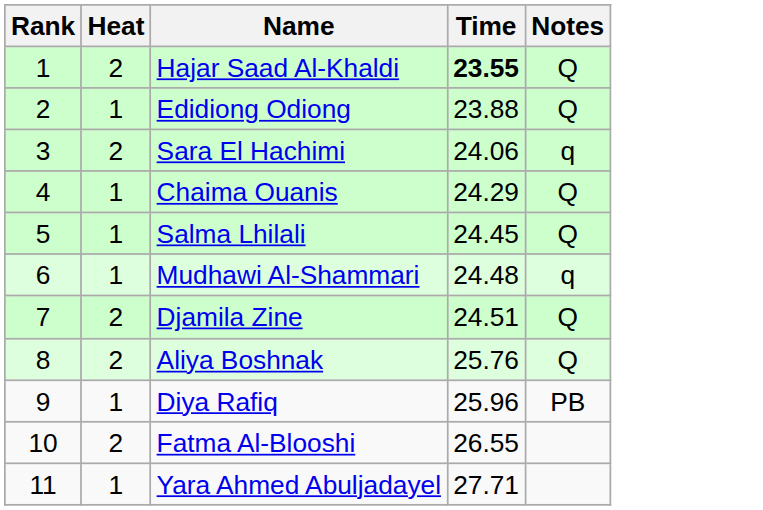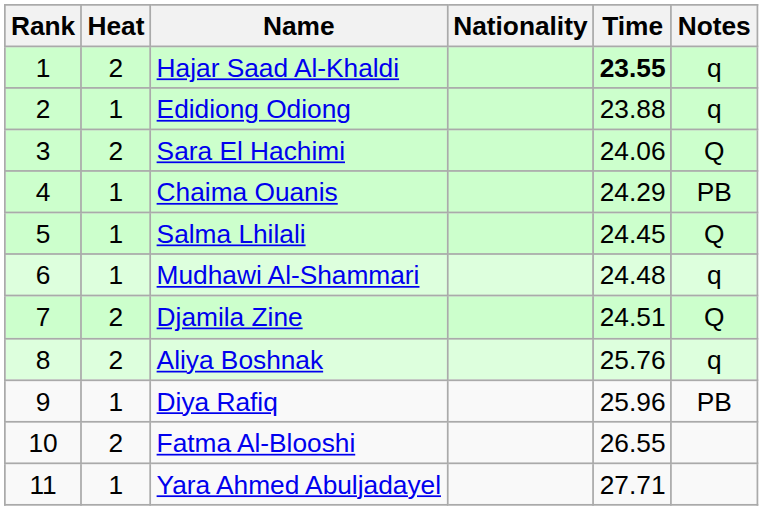+ column: (520, 26)
(568, 67) Q -> (714, 67) q
(568, 109) Q -> (714, 109) q
(568, 151) q -> (714, 151) Q
(568, 192) Q -> (714, 192) PB
(568, 359) Q -> (714, 359) q
